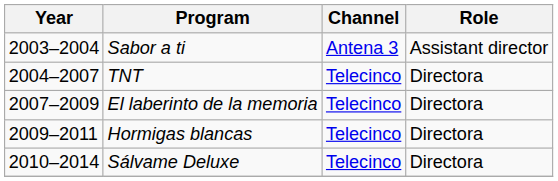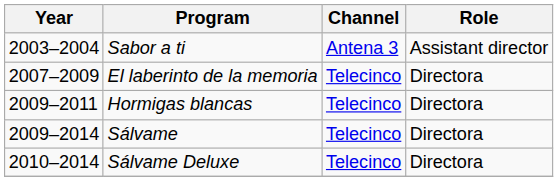- row: (125, 76)
+ row: (143, 133)
